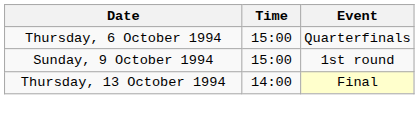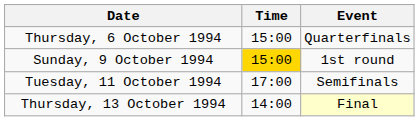(272, 60) no background -> (272, 60) gold background
+ row: (123, 82)
